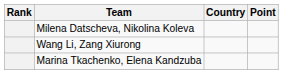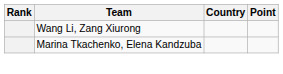- row: (115, 28)
